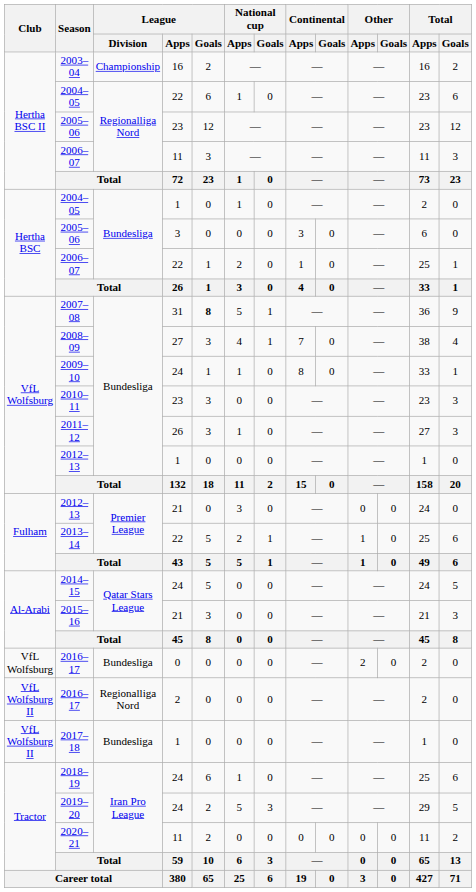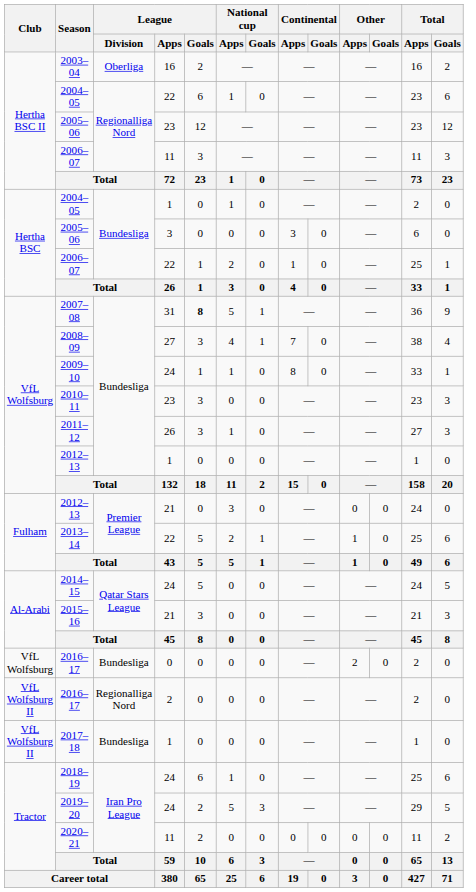(128, 66) Championship -> (124, 66) Oberliga
